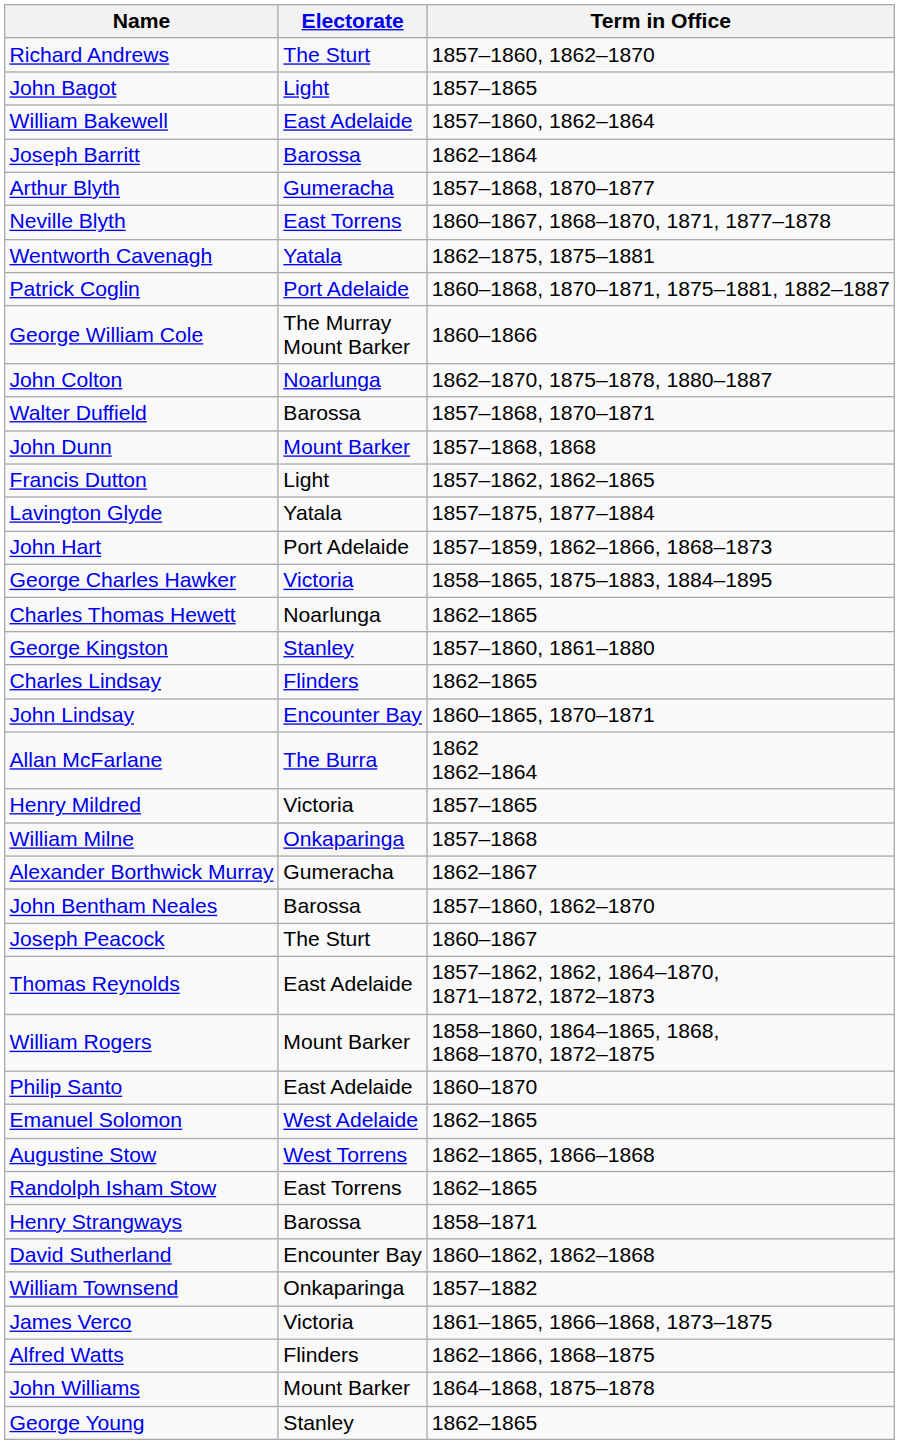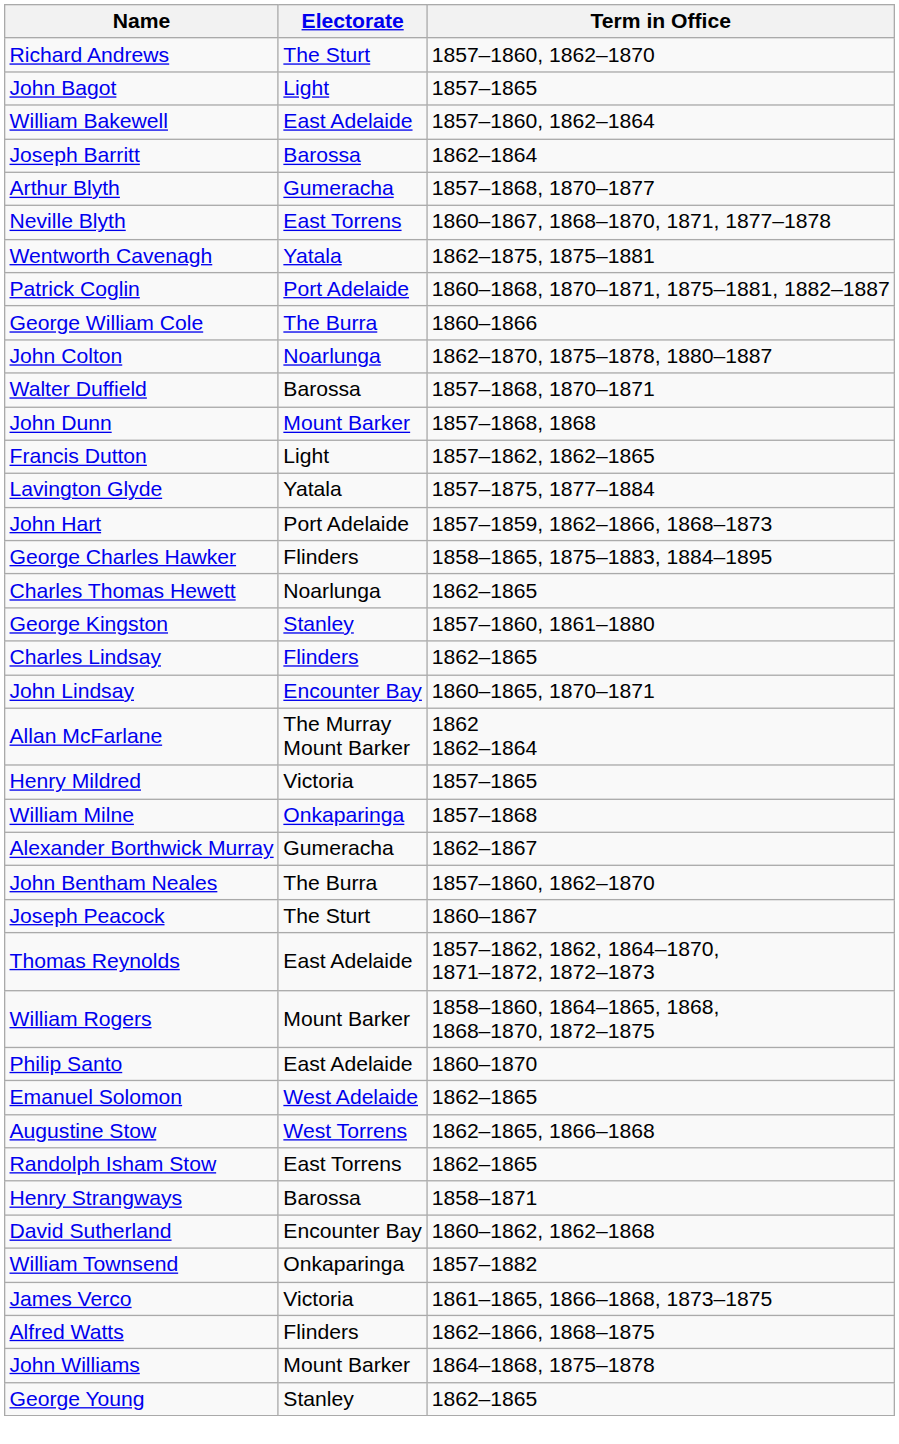(347, 334) The Murray Mount Barker -> (330, 322) The Burra
(318, 580) Victoria -> (321, 557) Flinders
(330, 760) The Burra -> (347, 736) The Murray Mount Barker
(322, 906) Barossa -> (330, 882) The Burra
